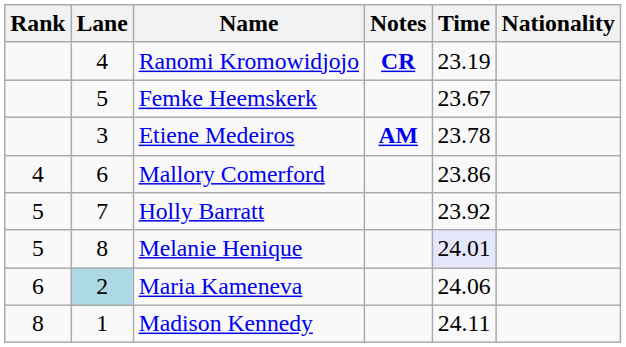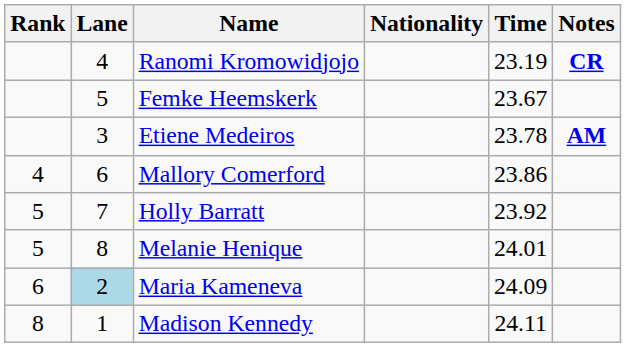columns swapped: (558, 23) <-> (398, 23)
(464, 248) lavender background -> (521, 248) no background
(464, 286) 24.06 -> (521, 286) 24.09
